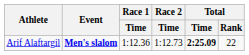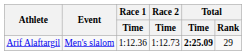(91, 43) bold -> (89, 43) normal
(231, 43) 22 -> (228, 43) 29
